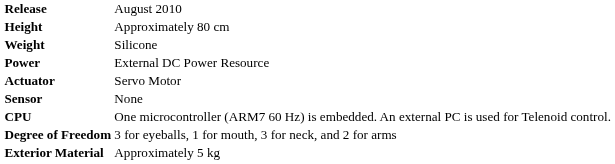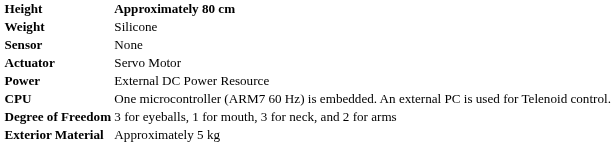- row: (26, 8)
(172, 26) normal -> (175, 8) bold
rows swapped: (23, 98) <-> (22, 62)
